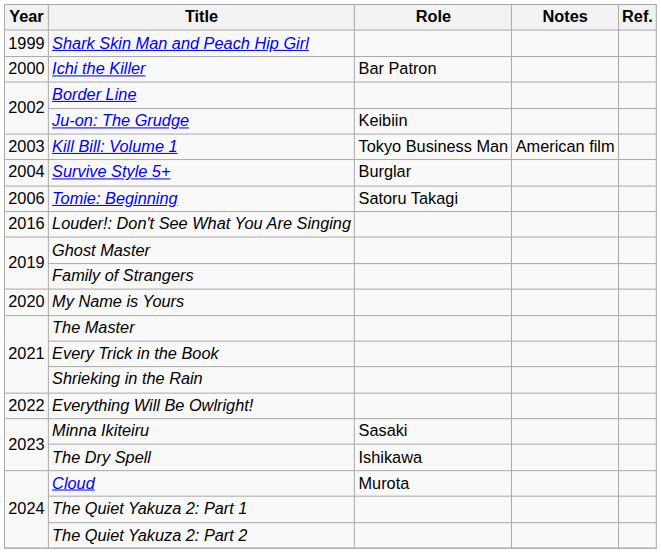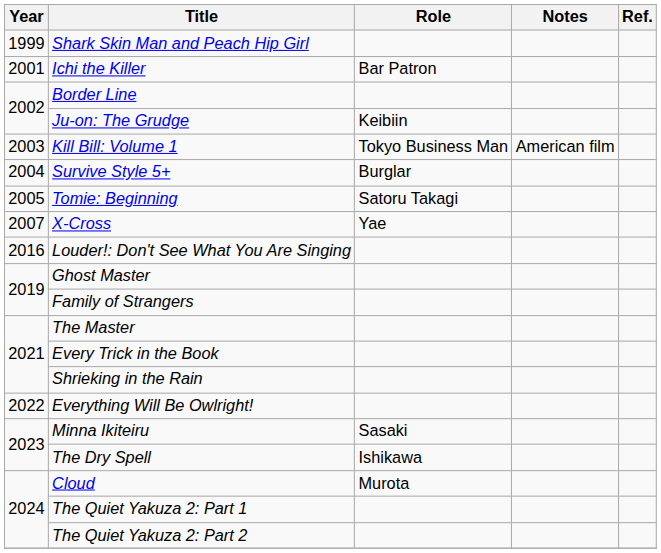(26, 69) 2000 -> (26, 69) 2001
(26, 198) 2006 -> (26, 198) 2005
+ row: (82, 224)
- row: (118, 302)
